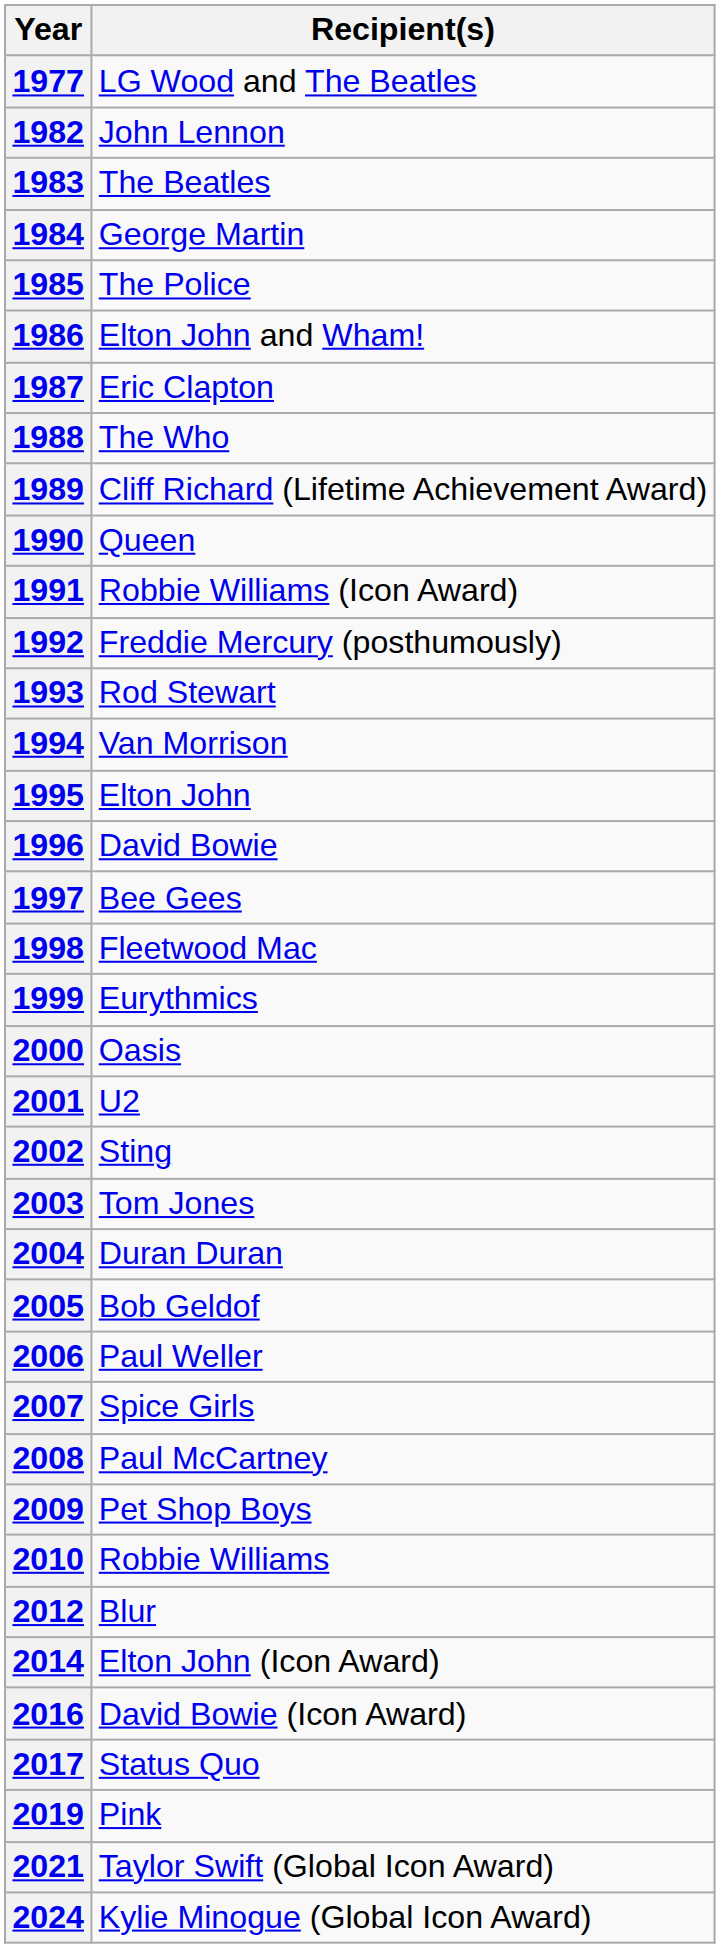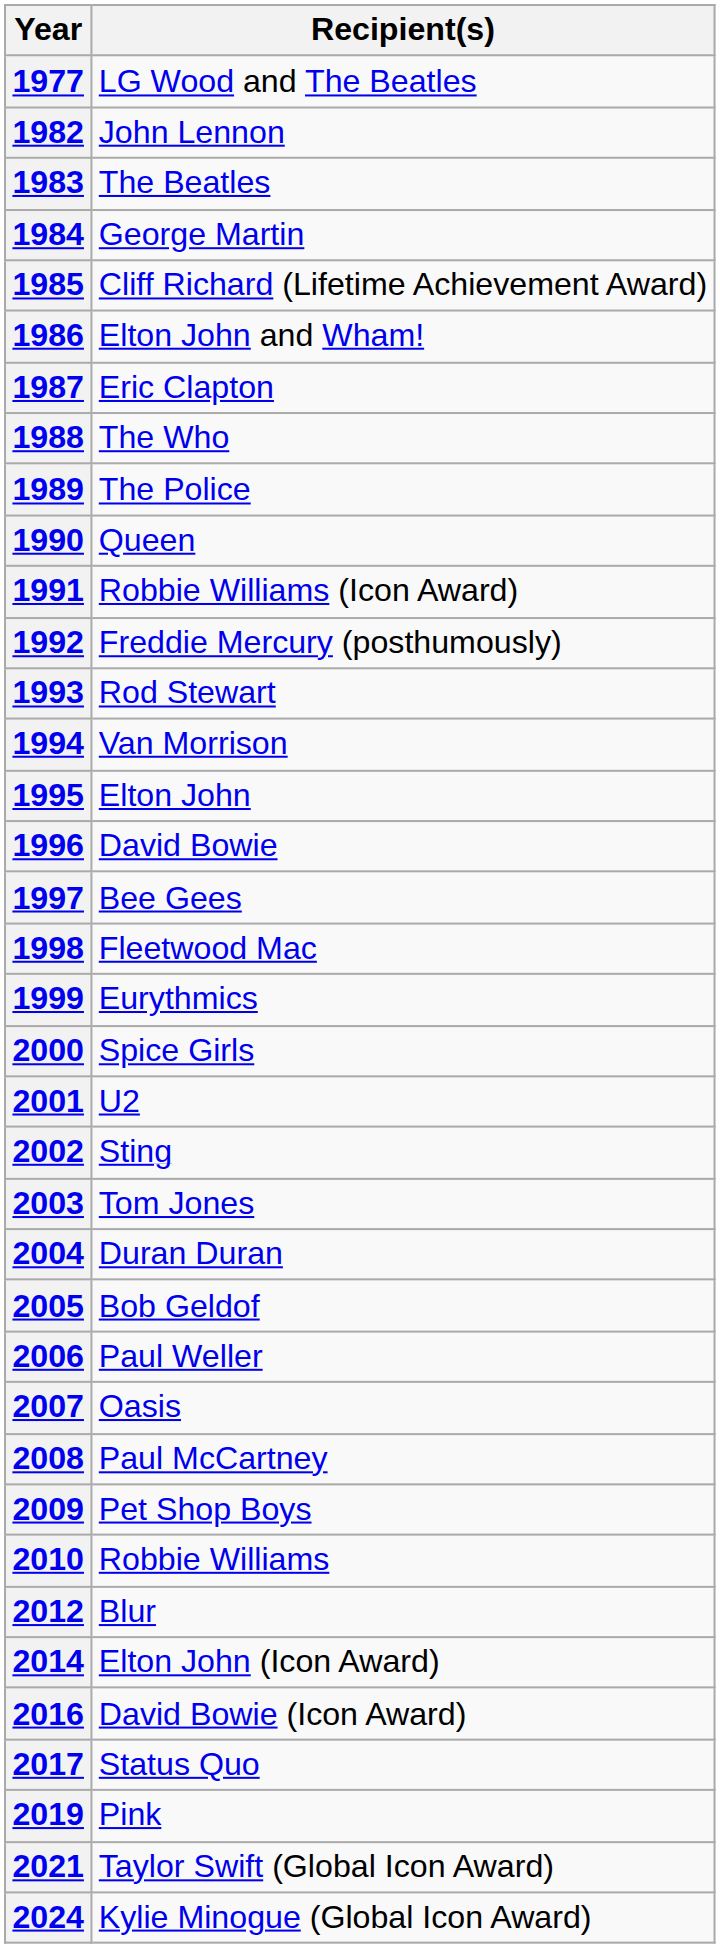(175, 285) The Police -> (403, 285) Cliff Richard (Lifetime Achievement Award)
(403, 489) Cliff Richard (Lifetime Achievement Award) -> (175, 489) The Police
(140, 1050) Oasis -> (177, 1050) Spice Girls
(177, 1407) Spice Girls -> (140, 1407) Oasis
